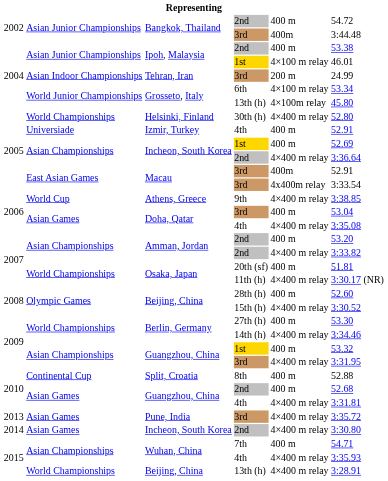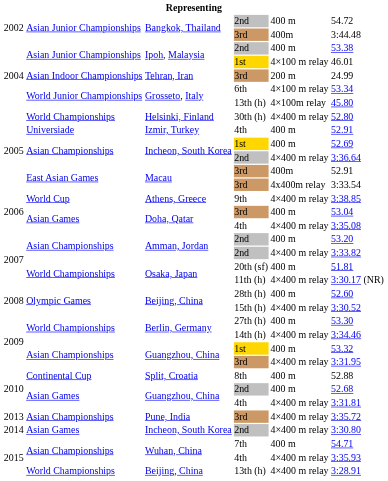(53, 416) Asian Games -> (70, 416) Asian Championships
